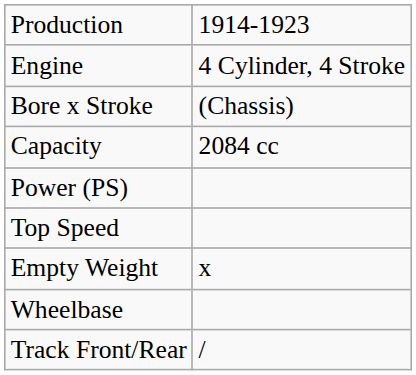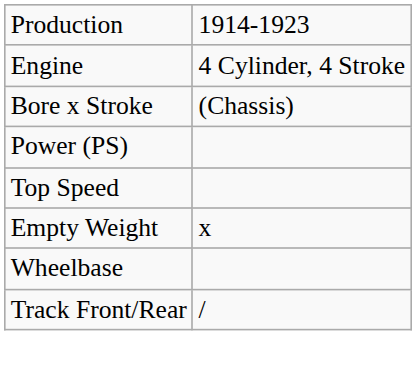- row: (56, 146)
